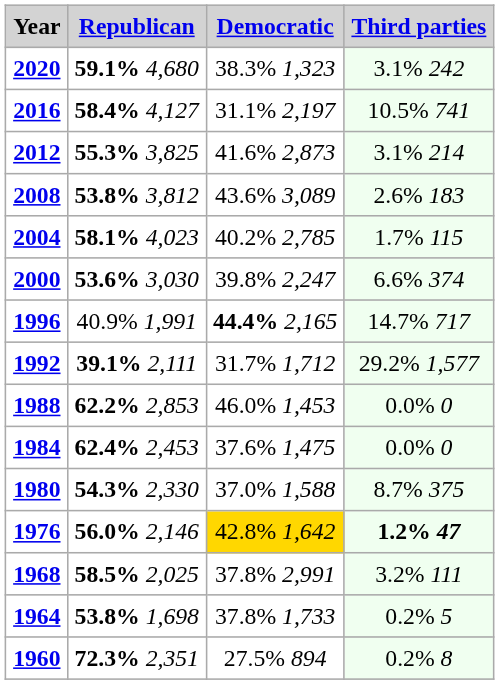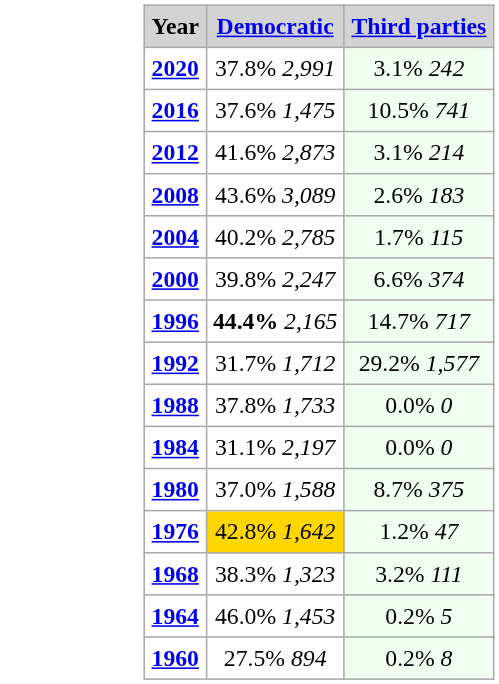- column: (137, 26)
(275, 68) 38.3% 1,323 -> (275, 68) 37.8% 2,991
(275, 110) 31.1% 2,197 -> (275, 110) 37.6% 1,475
(275, 405) 46.0% 1,453 -> (275, 405) 37.8% 1,733
(275, 447) 37.6% 1,475 -> (275, 447) 31.1% 2,197
(419, 531) bold -> (419, 531) normal
(275, 573) 37.8% 2,991 -> (275, 573) 38.3% 1,323
(275, 615) 37.8% 1,733 -> (275, 615) 46.0% 1,453
